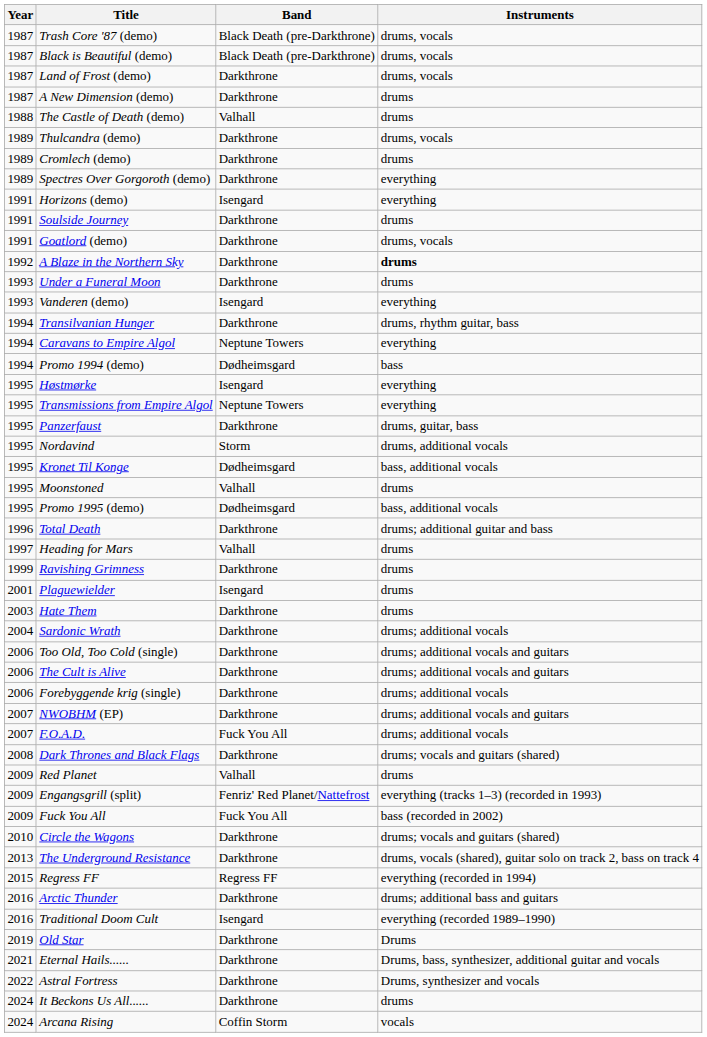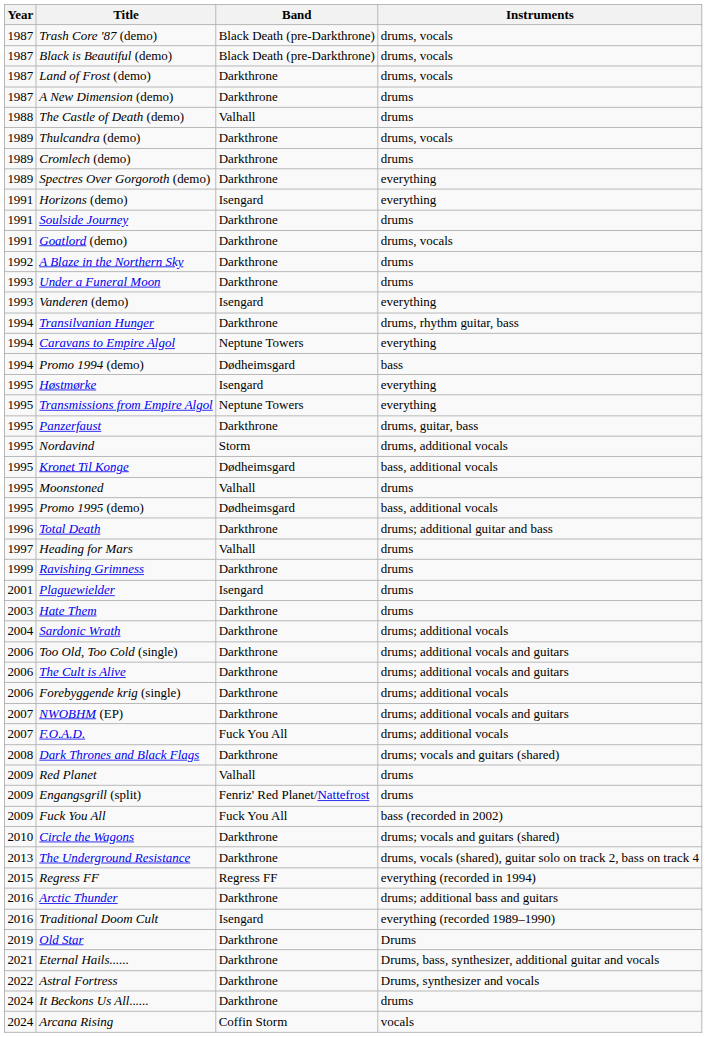(399, 261) bold -> (397, 261) normal
(491, 795) everything (tracks 1–3) (recorded in 1993) -> (397, 795) drums
